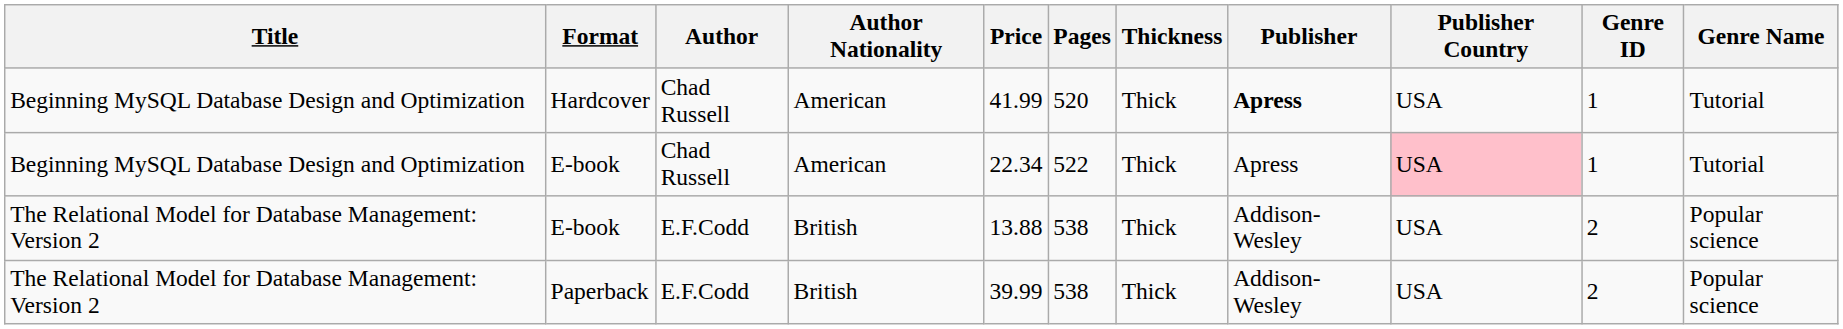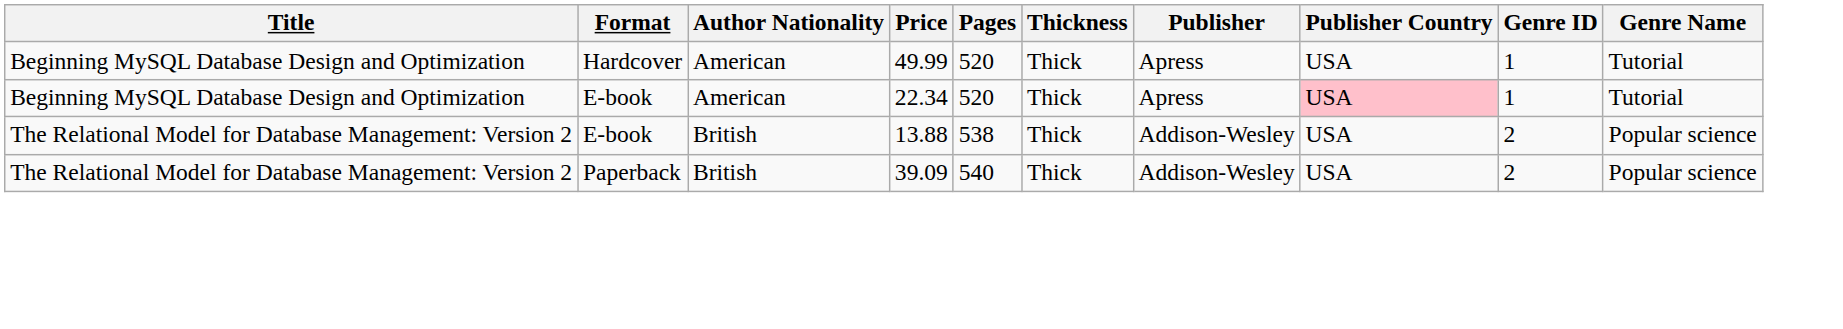- column: (722, 36)
(1016, 100) 41.99 -> (921, 60) 49.99
(1268, 100) bold -> (1171, 60) normal
(1071, 163) 522 -> (976, 97) 520
(1016, 291) 39.99 -> (921, 172) 39.09
(1071, 291) 538 -> (976, 172) 540
